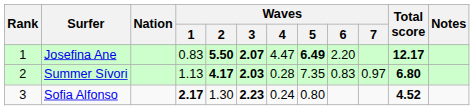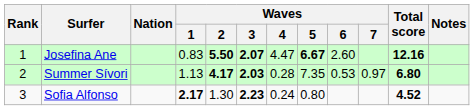(313, 54) 6.49 -> (313, 54) 6.67
(343, 54) 2.20 -> (343, 54) 2.60
(408, 54) 12.17 -> (408, 54) 12.16
(343, 74) 0.83 -> (343, 74) 0.53
